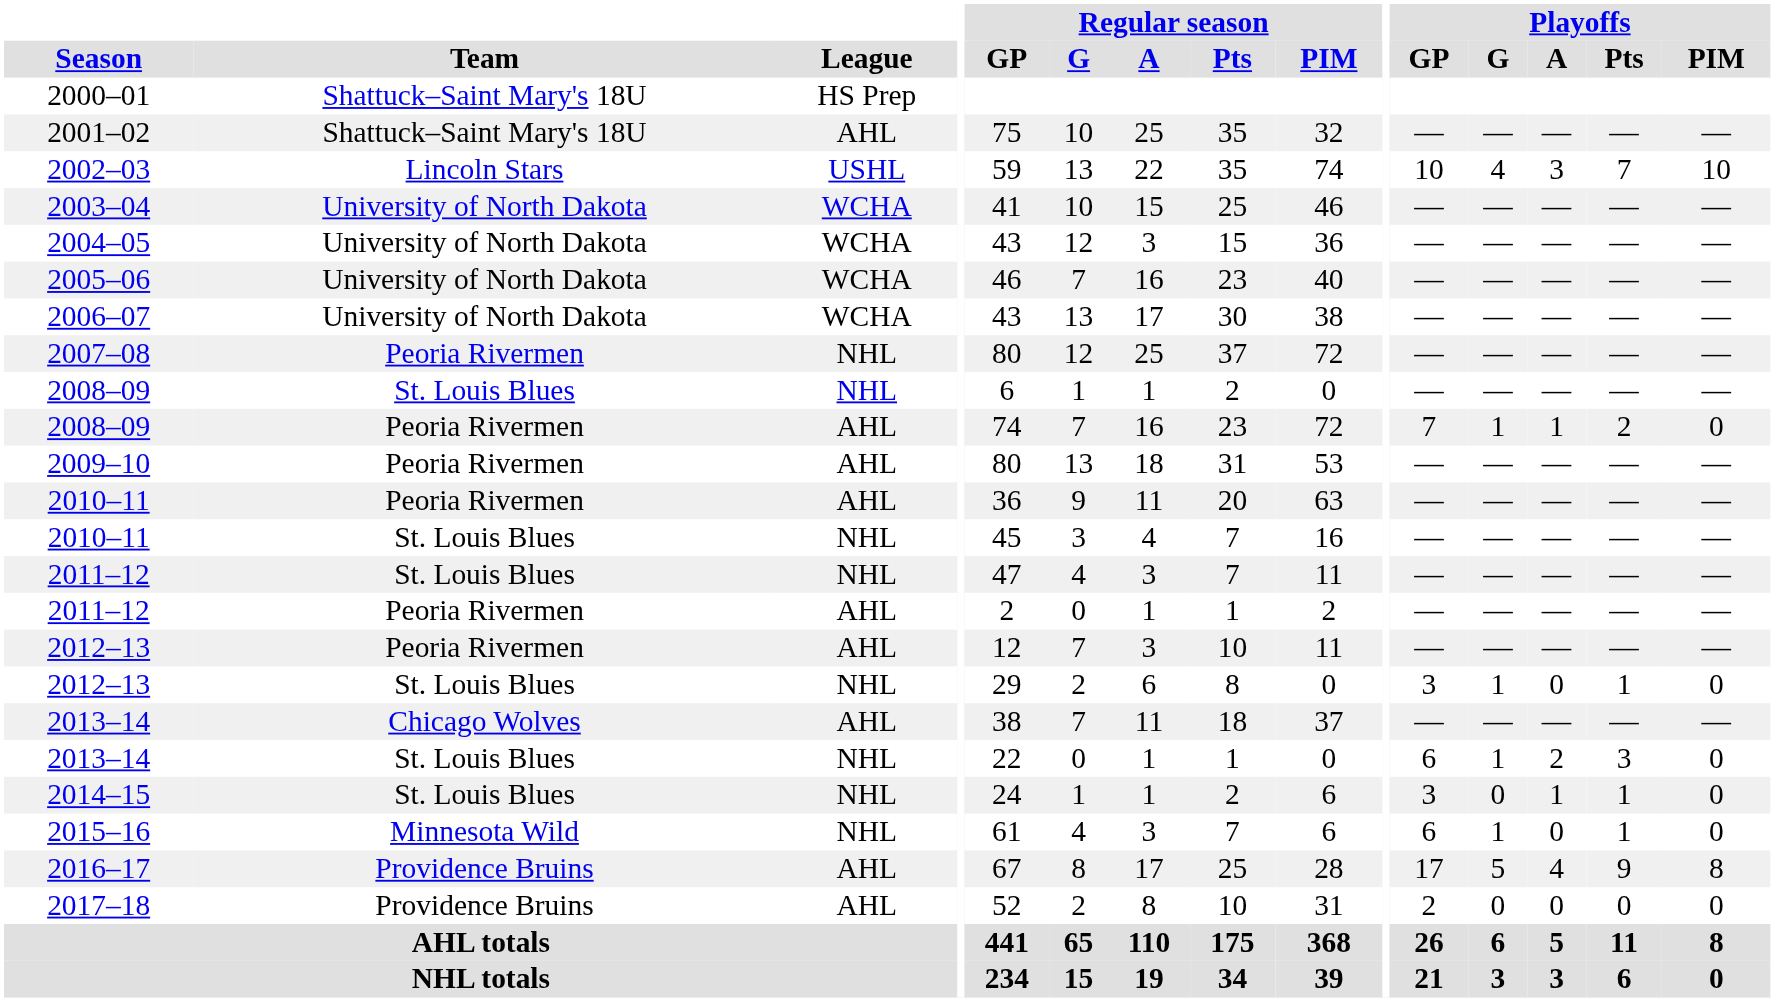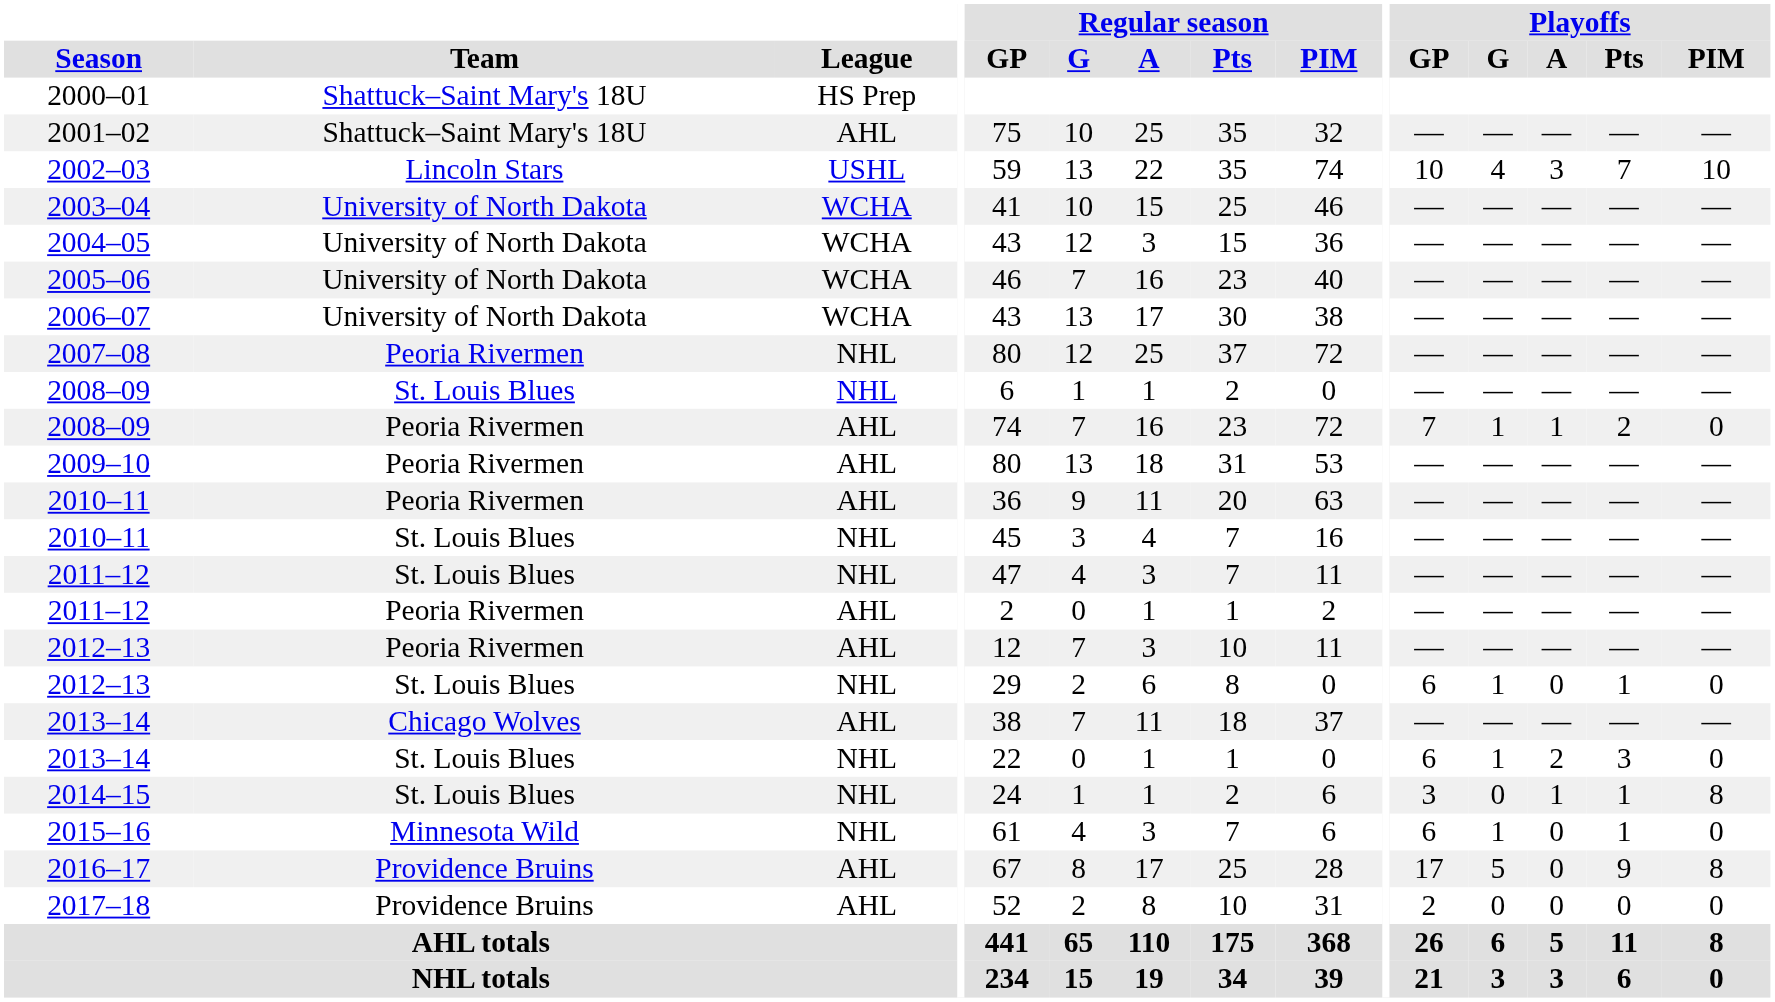(1429, 684) 3 -> (1429, 684) 6
(1716, 794) 0 -> (1716, 794) 8
(1557, 868) 4 -> (1557, 868) 0
